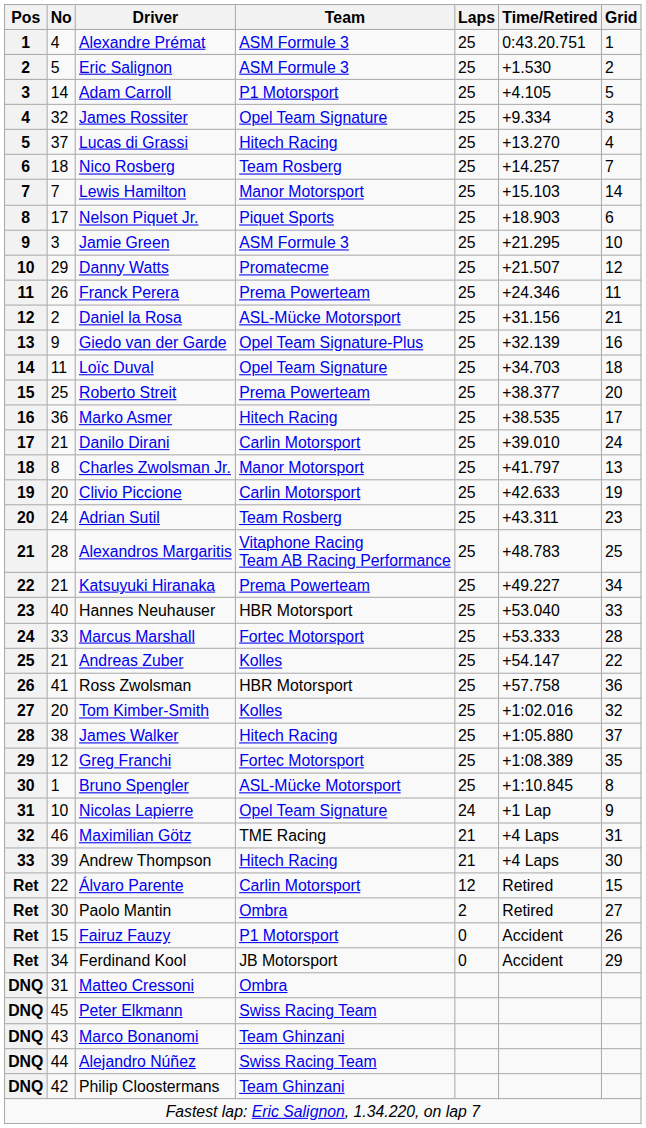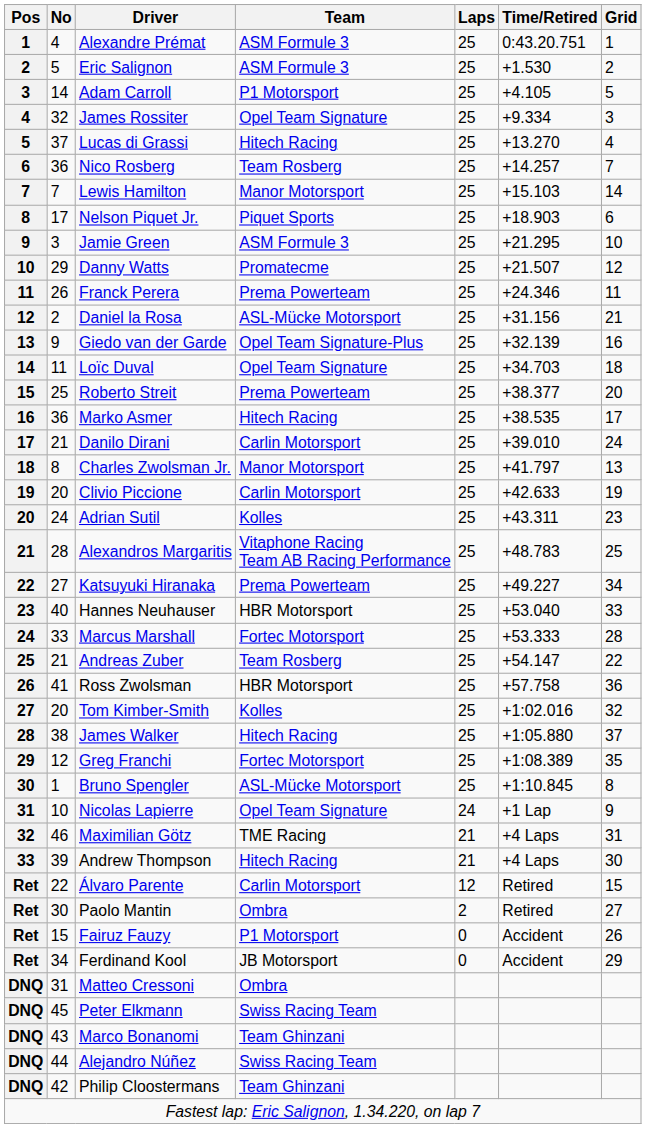(59, 167) 18 -> (59, 167) 36
(290, 518) Team Rosberg -> (261, 518) Kolles
(59, 585) 21 -> (59, 585) 27
(261, 661) Kolles -> (290, 661) Team Rosberg
